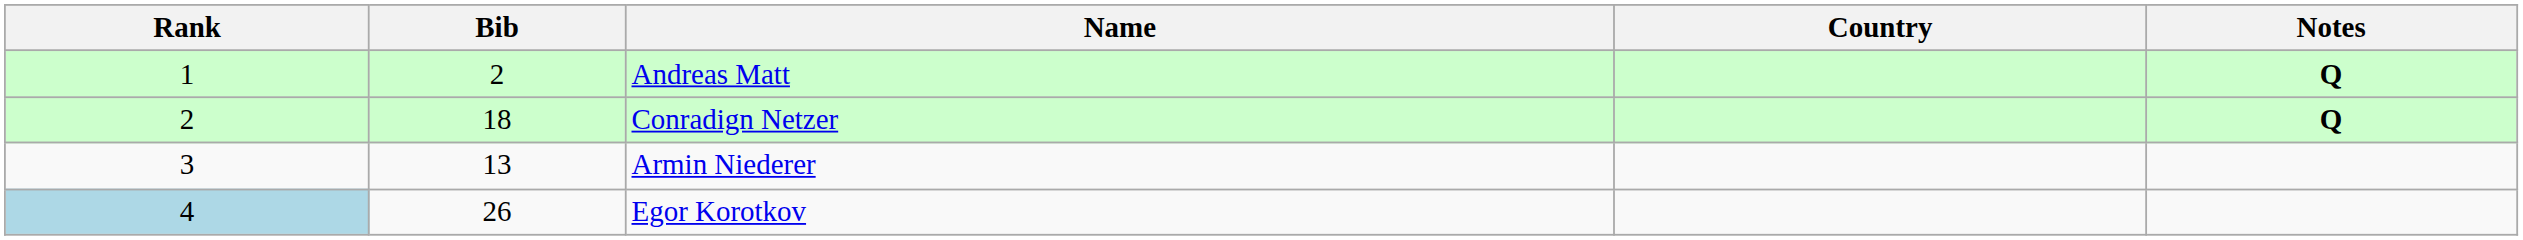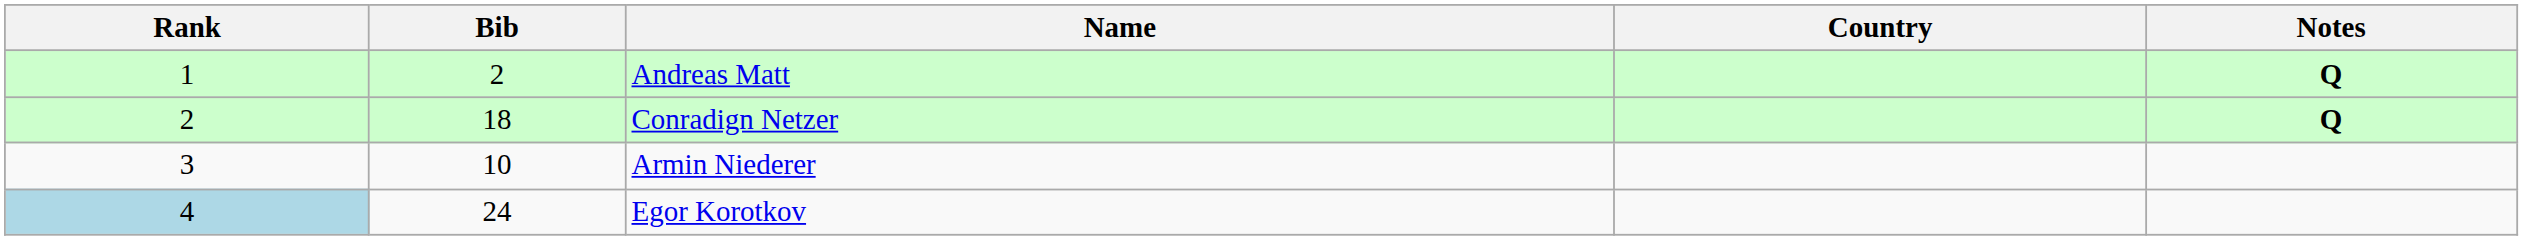(497, 165) 13 -> (497, 165) 10
(497, 211) 26 -> (497, 211) 24
